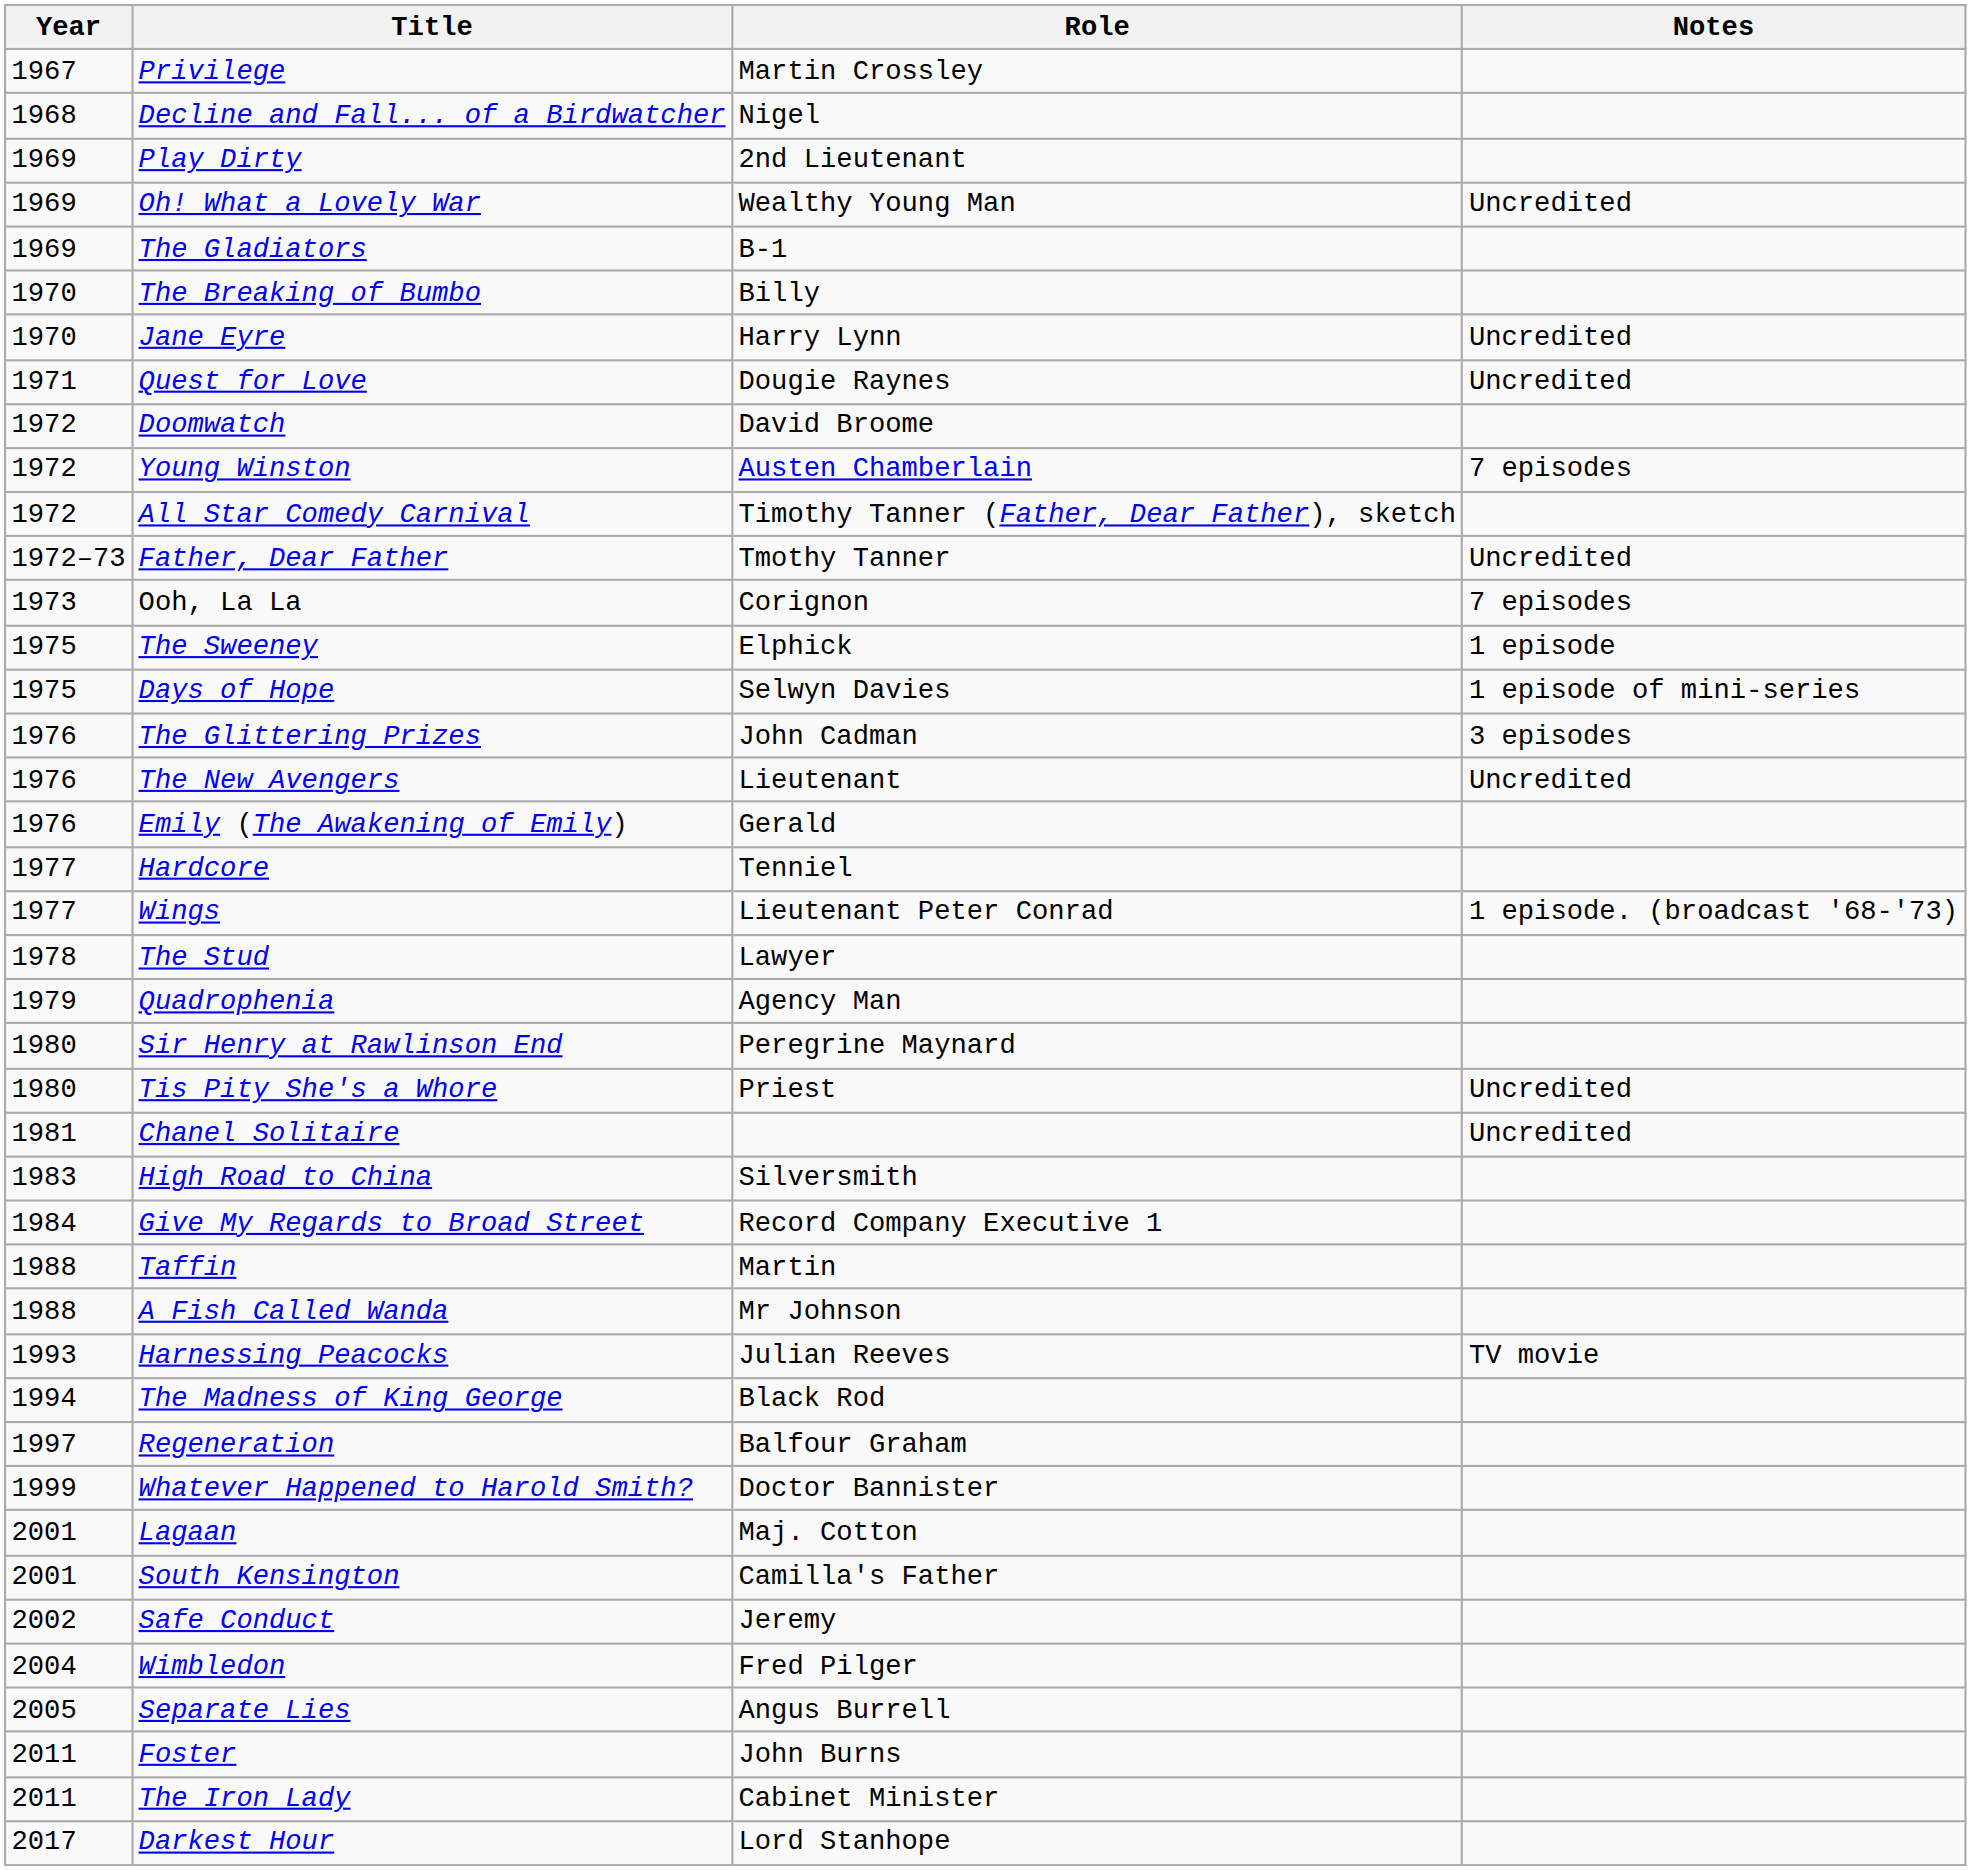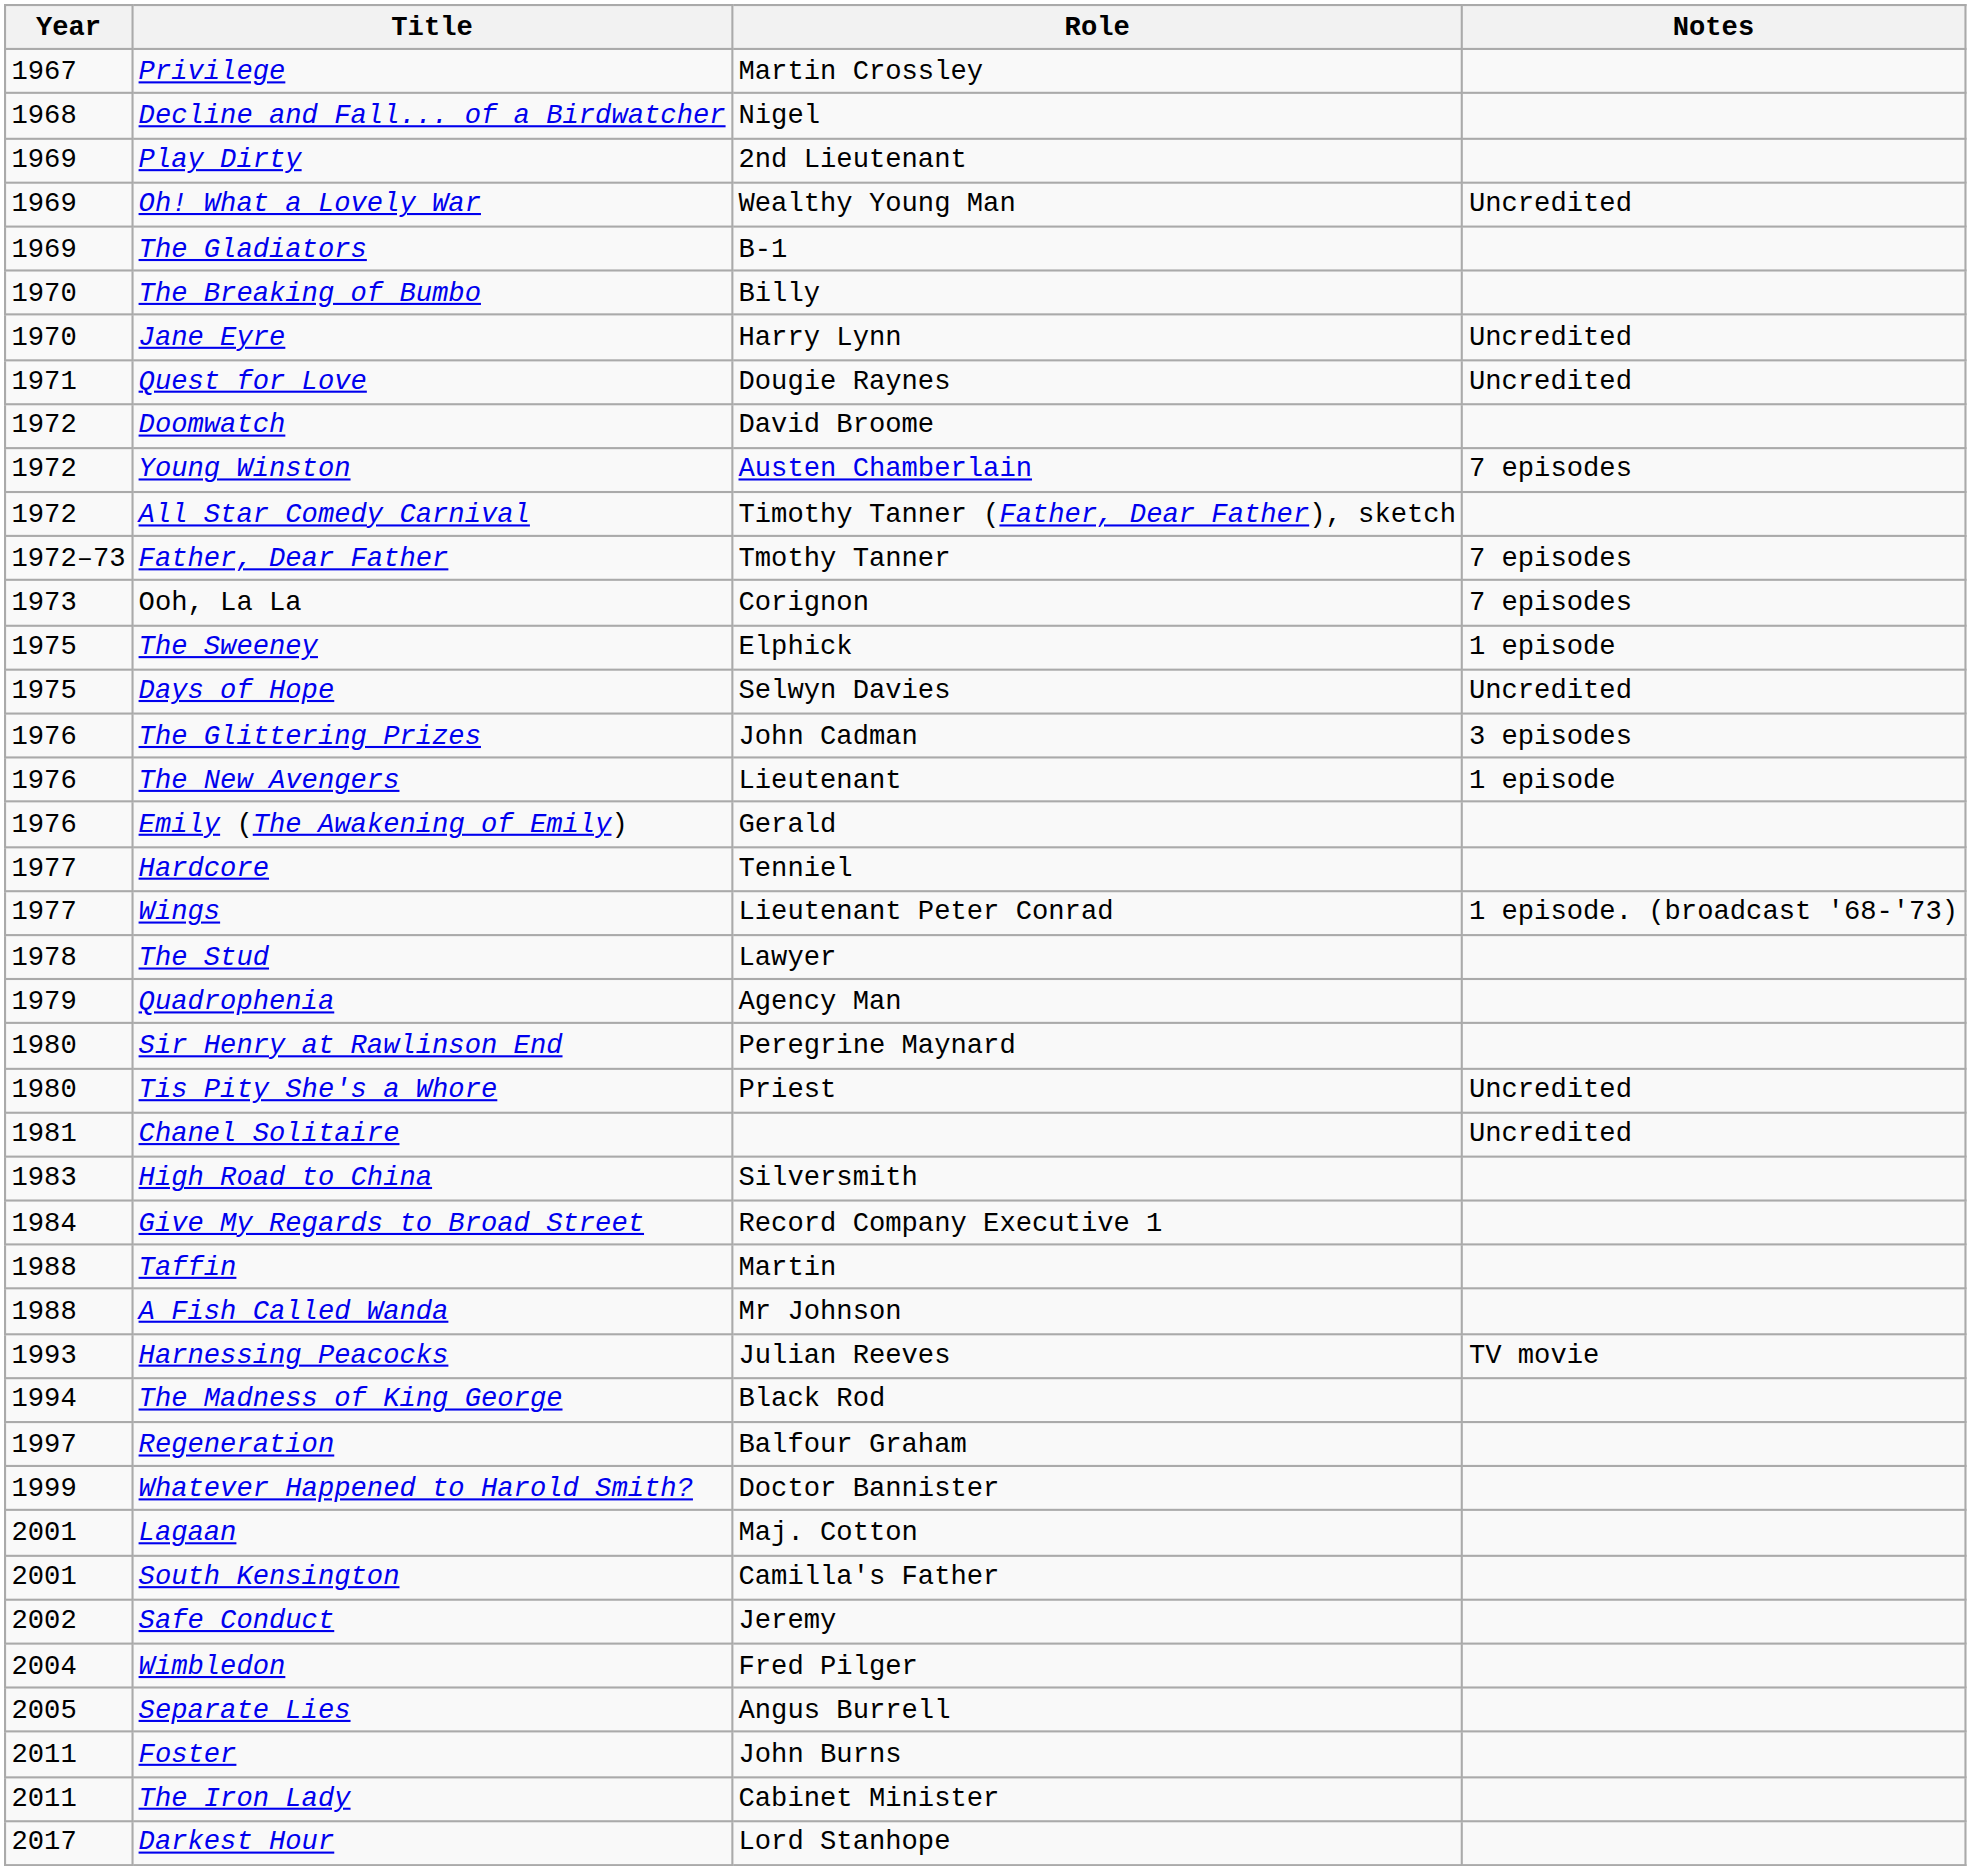(1550, 559) Uncredited -> (1550, 559) 7 episodes
(1665, 691) 1 episode of mini-series -> (1550, 691) Uncredited
(1550, 780) Uncredited -> (1542, 780) 1 episode
